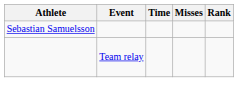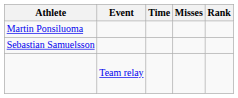+ row: (45, 29)
